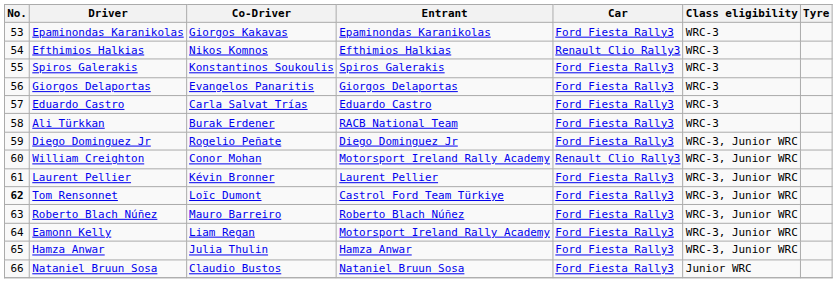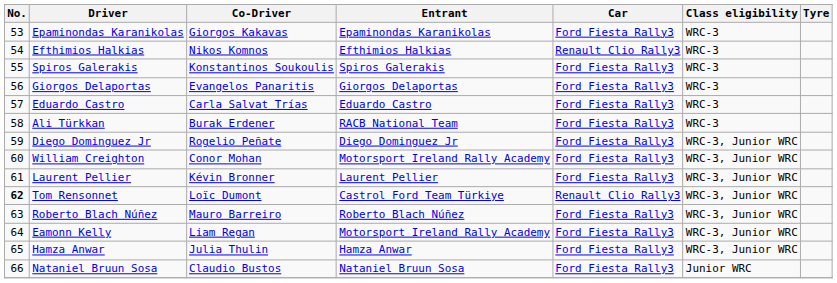(618, 159) Renault Clio Rally3 -> (615, 159) Ford Fiesta Rally3
(615, 196) Ford Fiesta Rally3 -> (618, 196) Renault Clio Rally3
